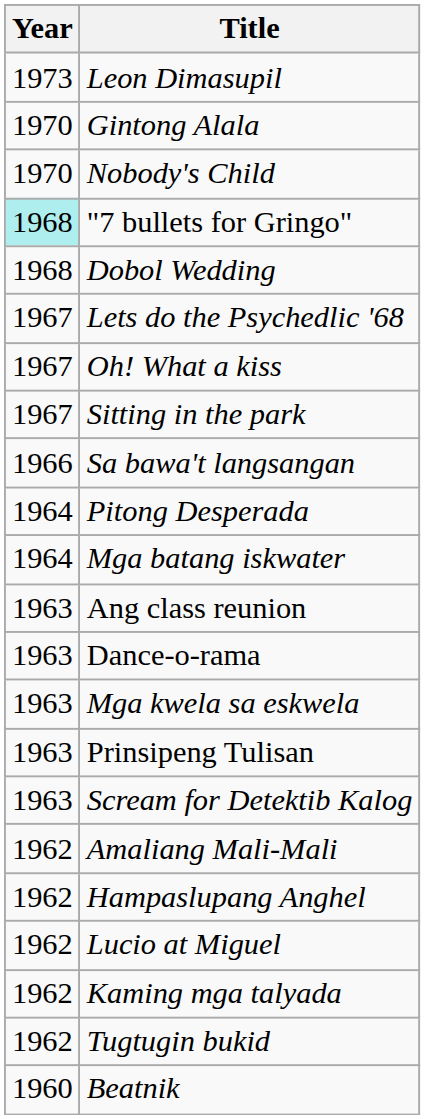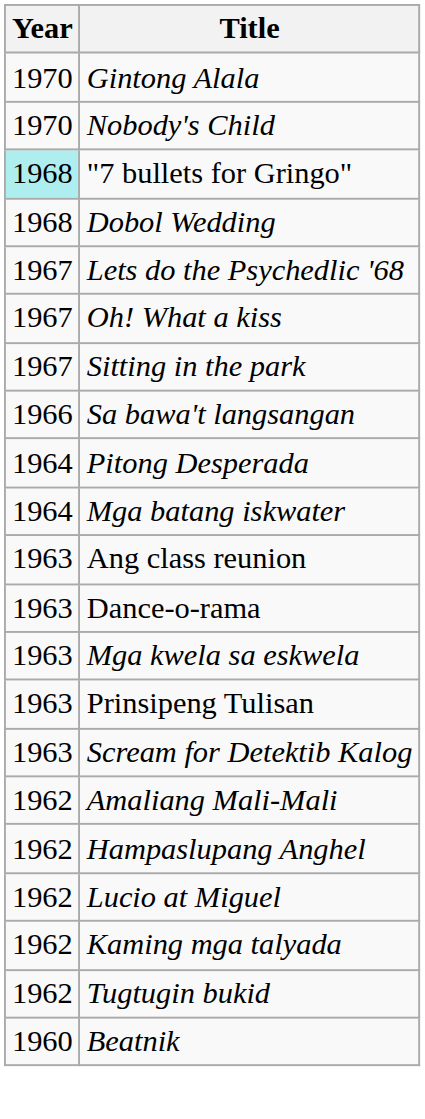- row: (184, 76)
